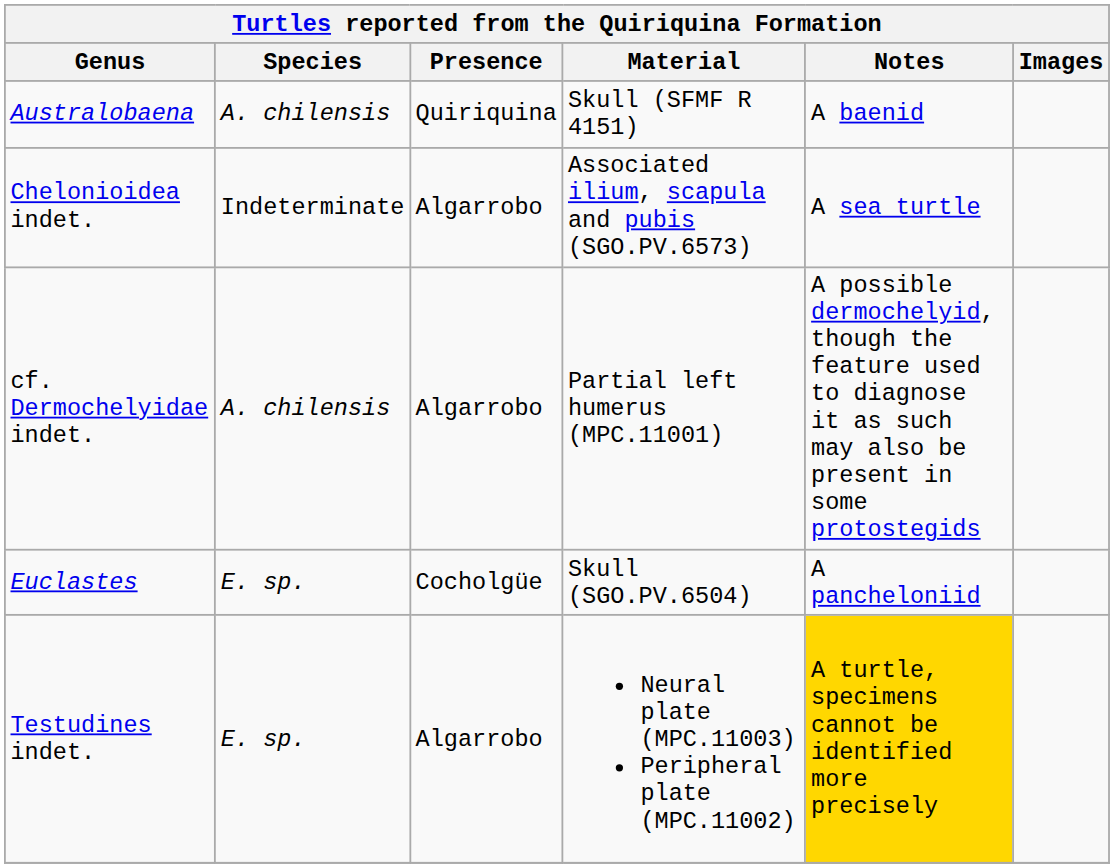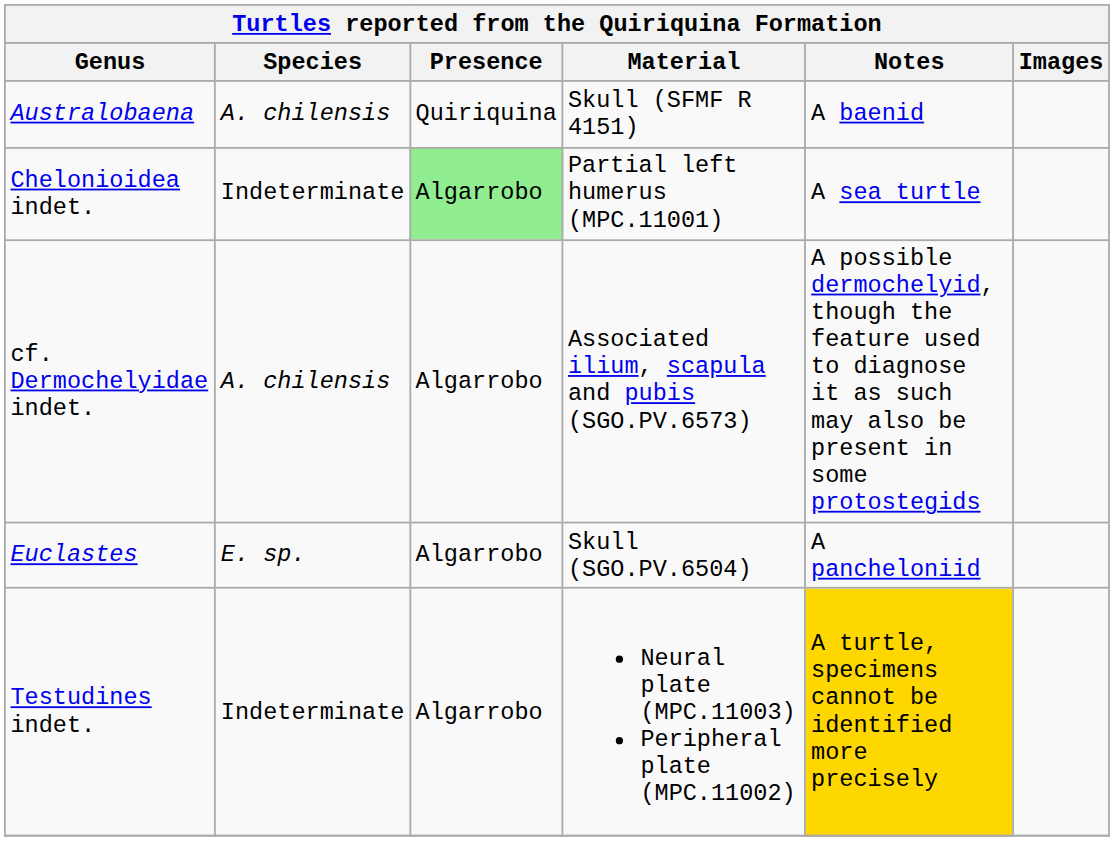(479, 207) no background -> (479, 193) lightgreen background
(667, 207) Associated ilium, scapula and pubis (SGO.PV.6573) -> (653, 193) Partial left humerus (MPC.11001)
(653, 408) Partial left humerus (MPC.11001) -> (667, 381) Associated ilium, scapula and pubis (SGO.PV.6573)
(479, 582) Cocholgüe -> (479, 555) Algarrobo
(263, 739) E. sp. -> (313, 712) Indeterminate
